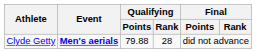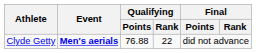(137, 42) 79.88 -> (137, 42) 76.88
(167, 42) 28 -> (167, 42) 22
